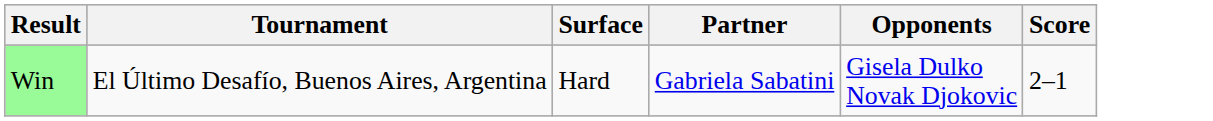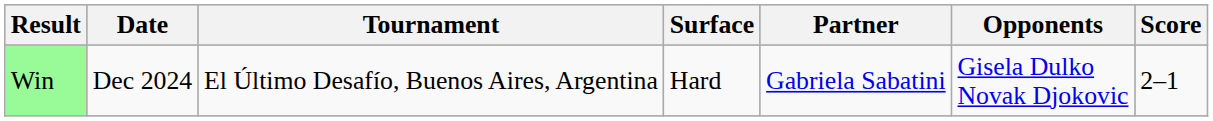+ column: (142, 24)
